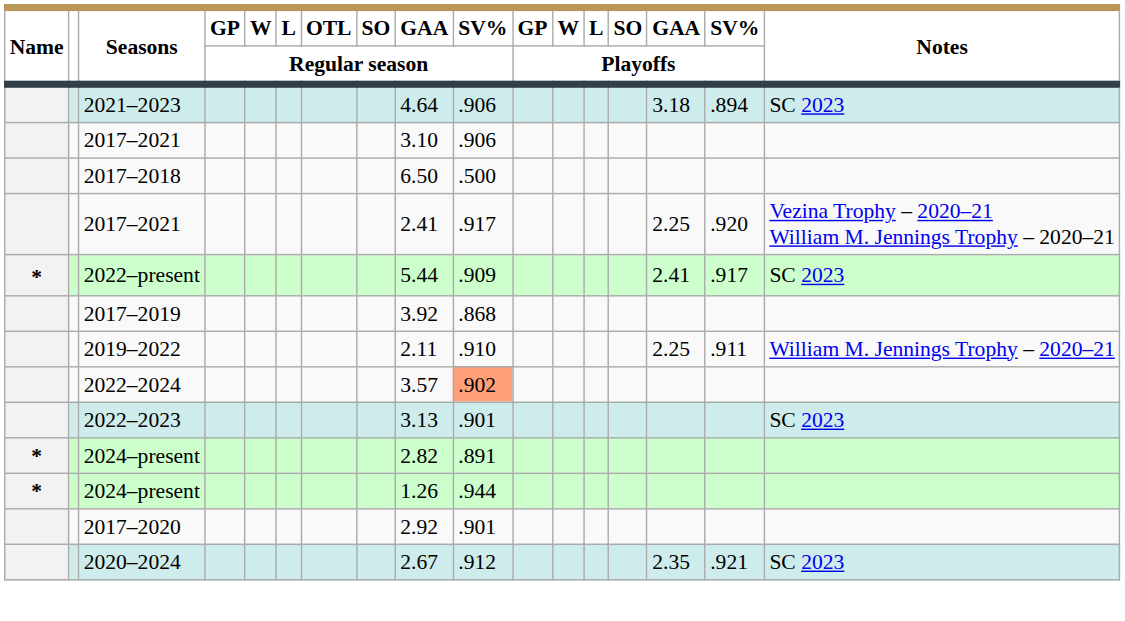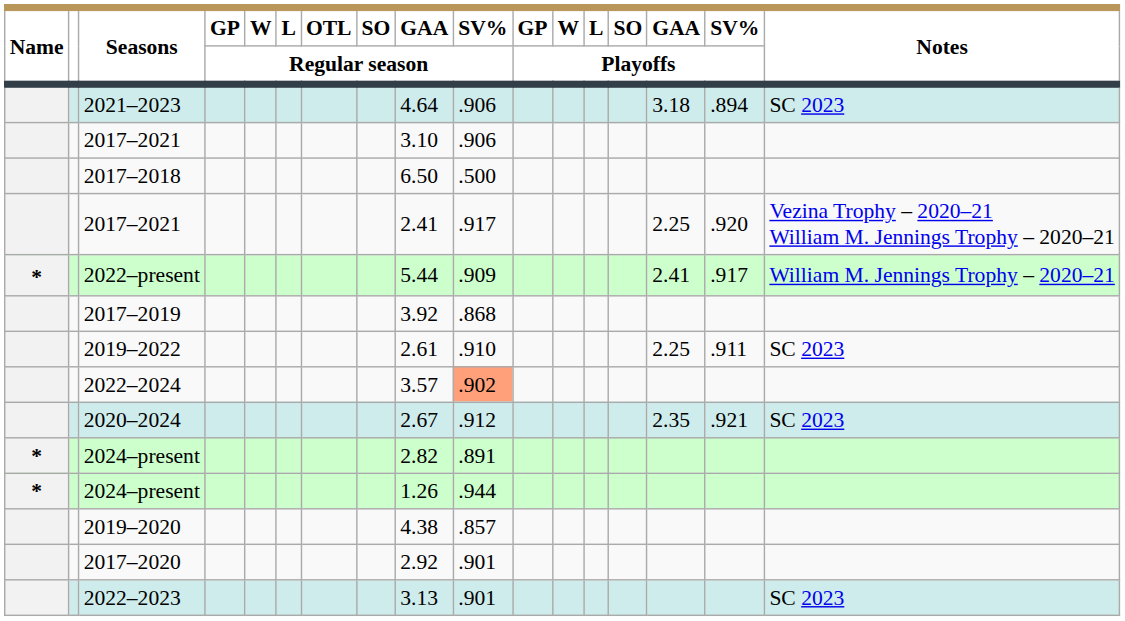(807, 275) SC 2023 -> (942, 275) William M. Jennings Trophy – 2020–21
(419, 348) 2.11 -> (419, 348) 2.61
(942, 348) William M. Jennings Trophy – 2020–21 -> (807, 348) SC 2023
rows swapped: (37, 420) <-> (37, 562)
+ row: (37, 527)
